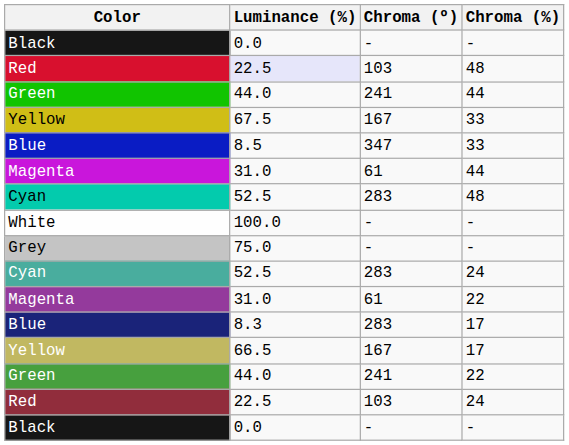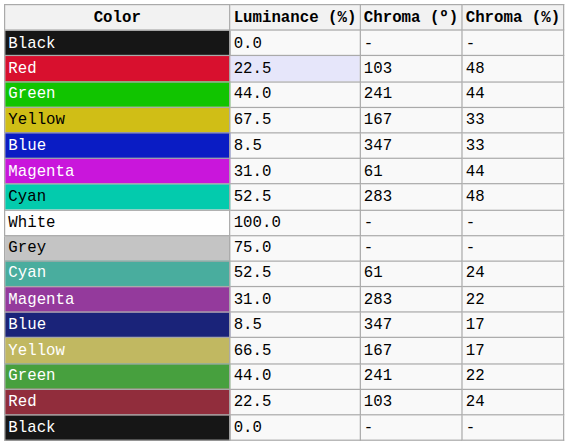(378, 274) 283 -> (373, 274) 61
(373, 299) 61 -> (378, 299) 283
(248, 325) 8.3 -> (248, 325) 8.5
(378, 325) 283 -> (378, 325) 347
